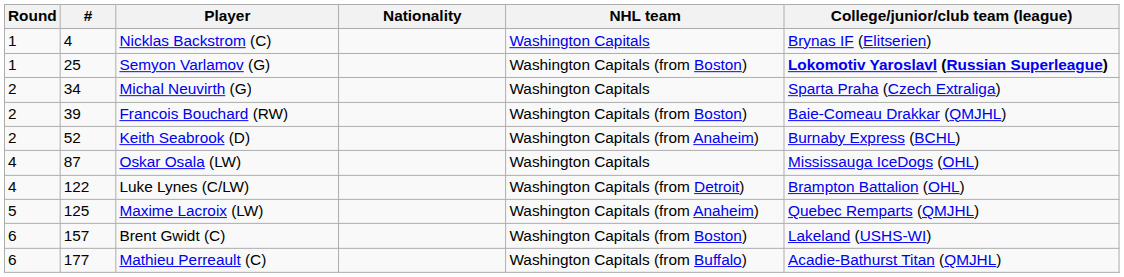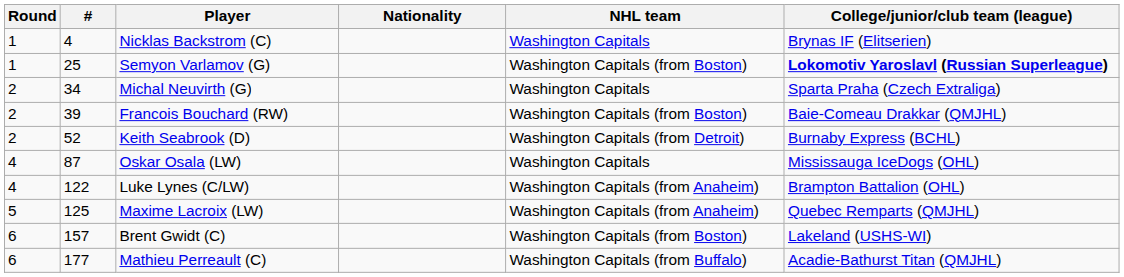(634, 138) Washington Capitals (from Anaheim) -> (627, 138) Washington Capitals (from Detroit)
(627, 187) Washington Capitals (from Detroit) -> (634, 187) Washington Capitals (from Anaheim)
